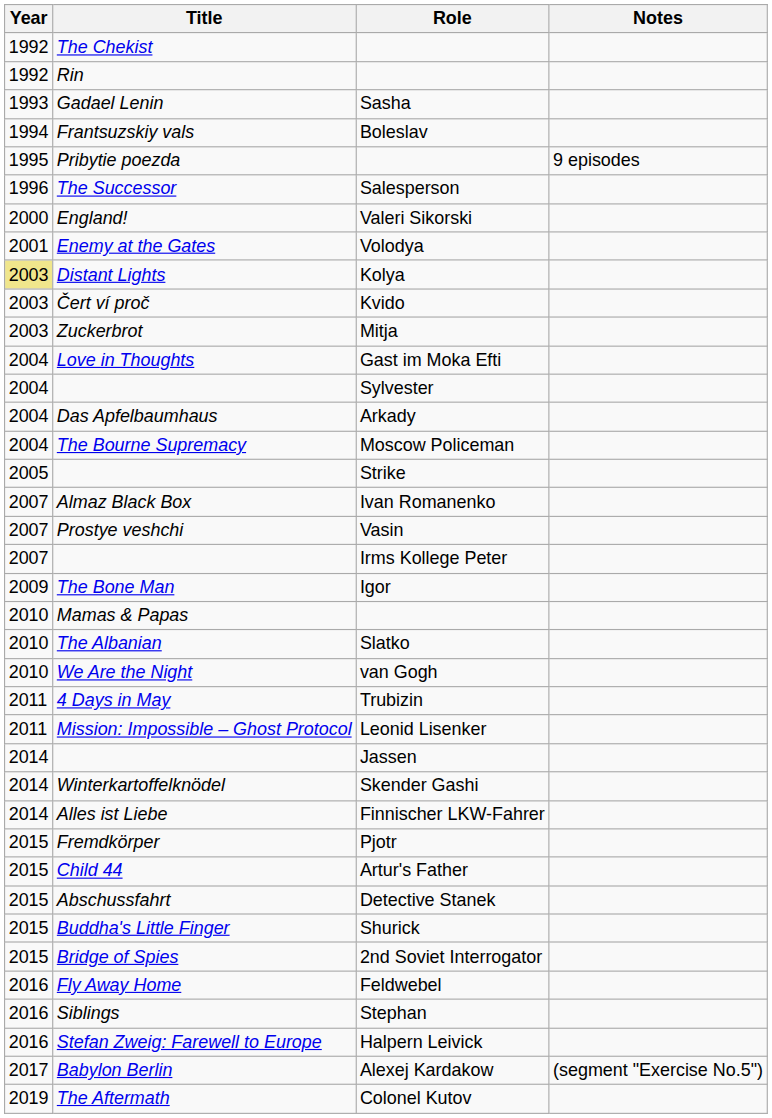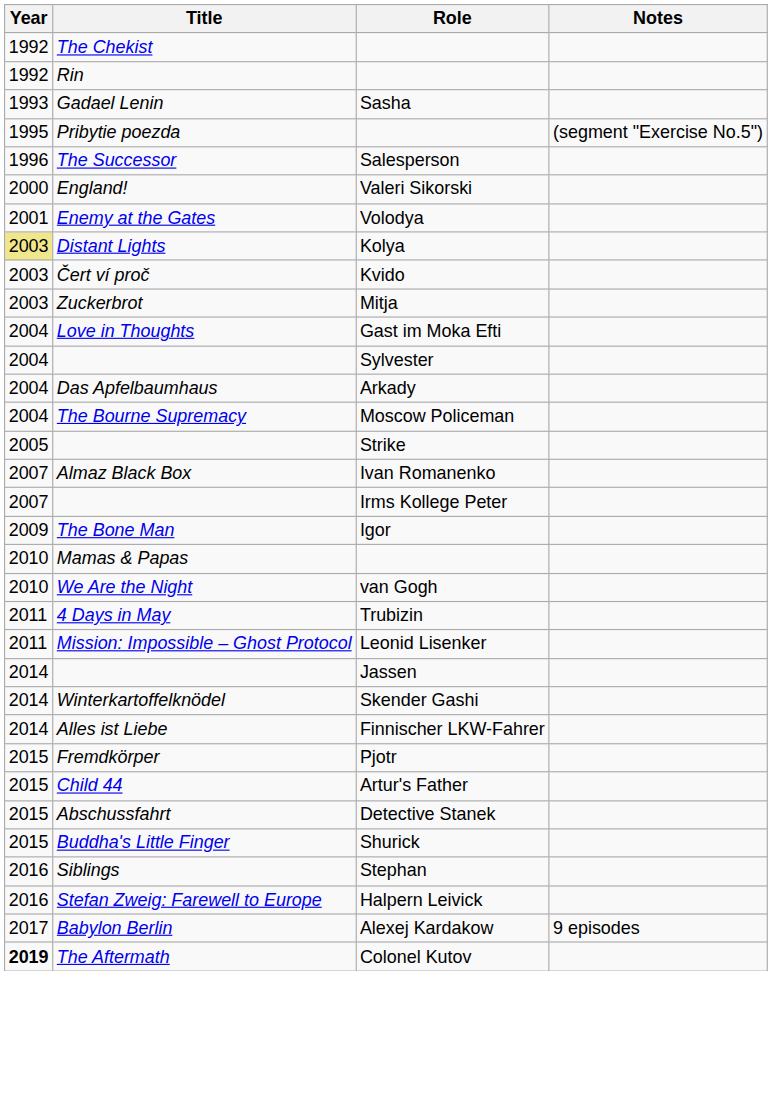- row: (126, 132)
(596, 160) 9 episodes -> (658, 132) (segment "Exercise No.5")
- row: (120, 530)
- row: (109, 643)
- row: (118, 956)
- row: (119, 984)
(658, 1070) (segment "Exercise No.5") -> (596, 928) 9 episodes
(29, 1098) normal -> (29, 956) bold
